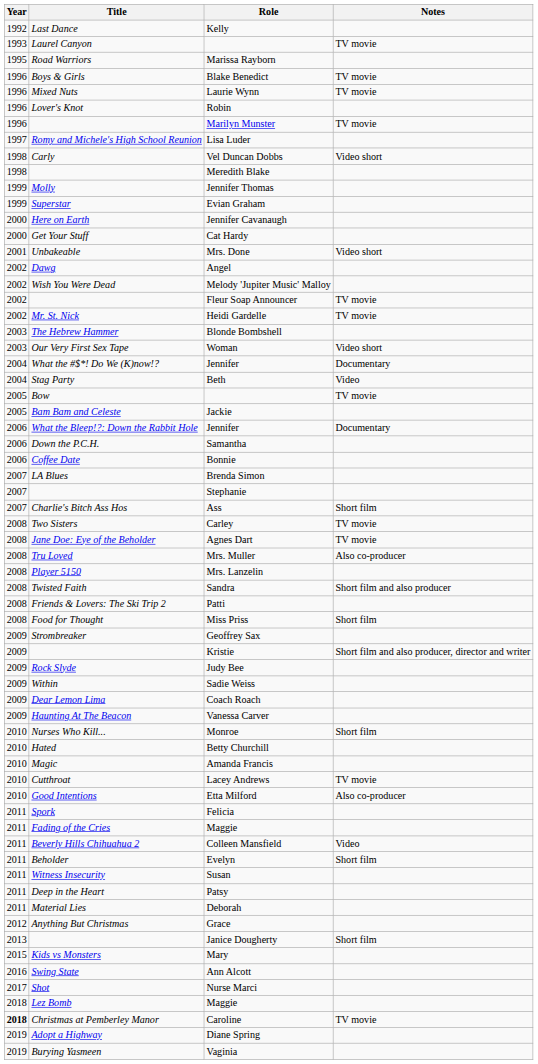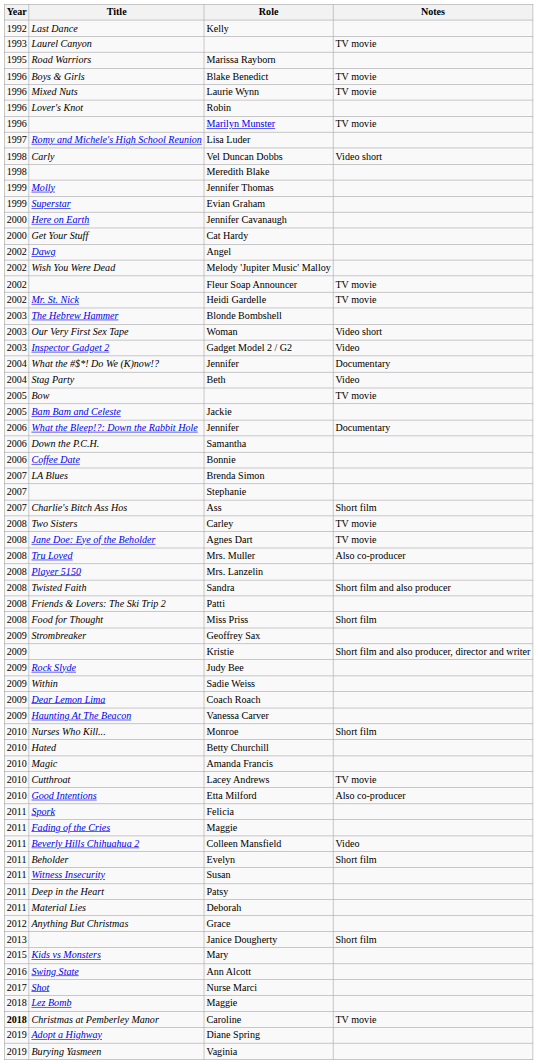- row: (56, 252)
+ row: (70, 348)
